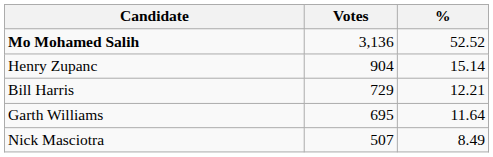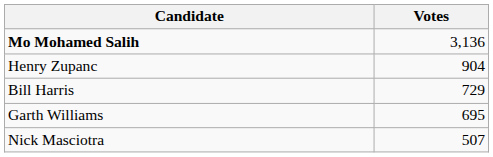- column: (443, 16)
